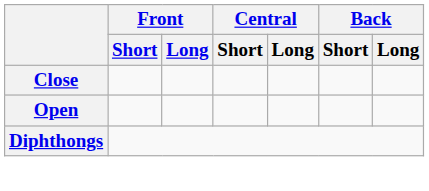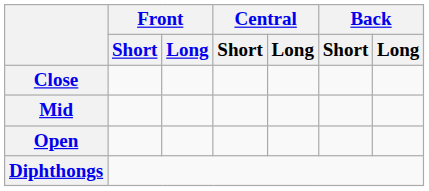+ row: (56, 110)
